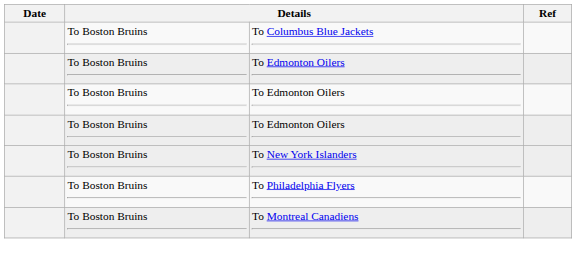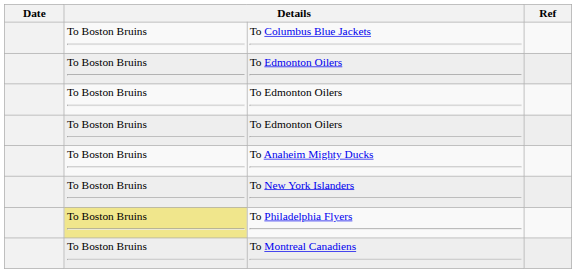+ row: (34, 161)
(157, 189) no background -> (156, 220) khaki background
